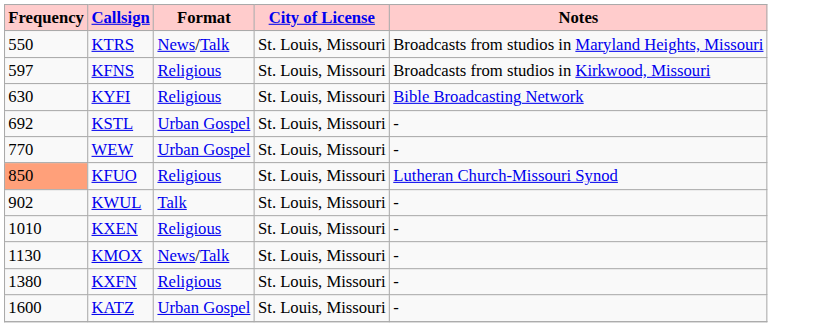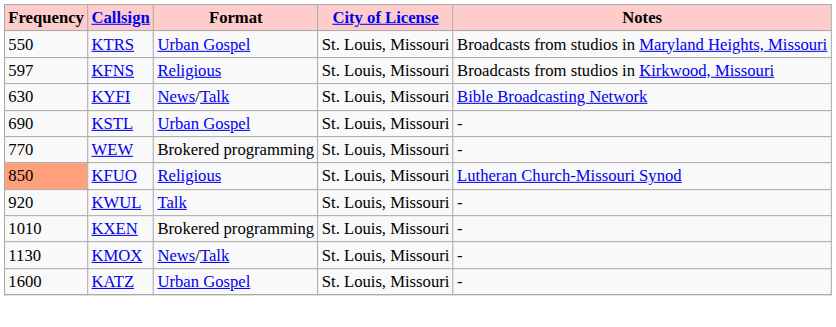(193, 44) News/Talk -> (204, 44) Urban Gospel
(189, 96) Religious -> (193, 96) News/Talk
(21, 123) 692 -> (21, 123) 690
(204, 149) Urban Gospel -> (236, 149) Brokered programming
(21, 202) 902 -> (21, 202) 920
(189, 228) Religious -> (236, 228) Brokered programming
- row: (114, 281)
